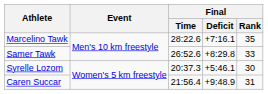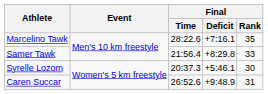(186, 54) 26:52.6 -> (186, 54) 21:56.4
(186, 82) 21:56.4 -> (186, 82) 26:52.6
